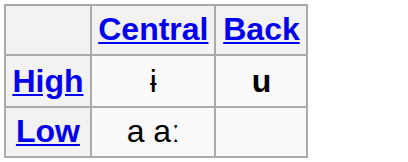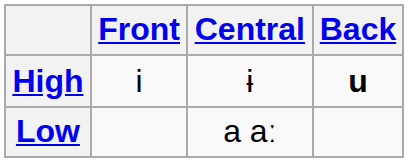+ column: (139, 29)
